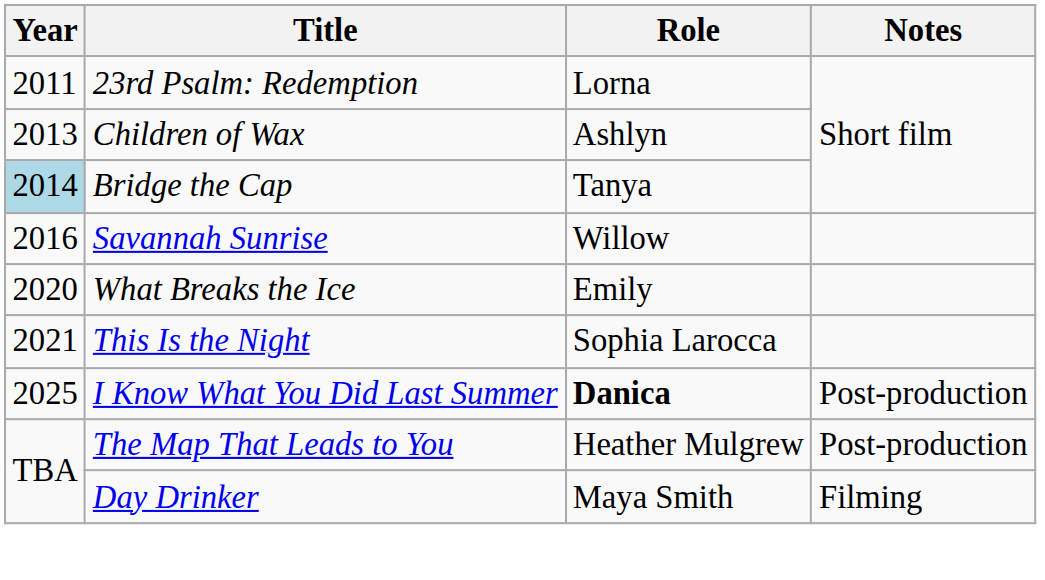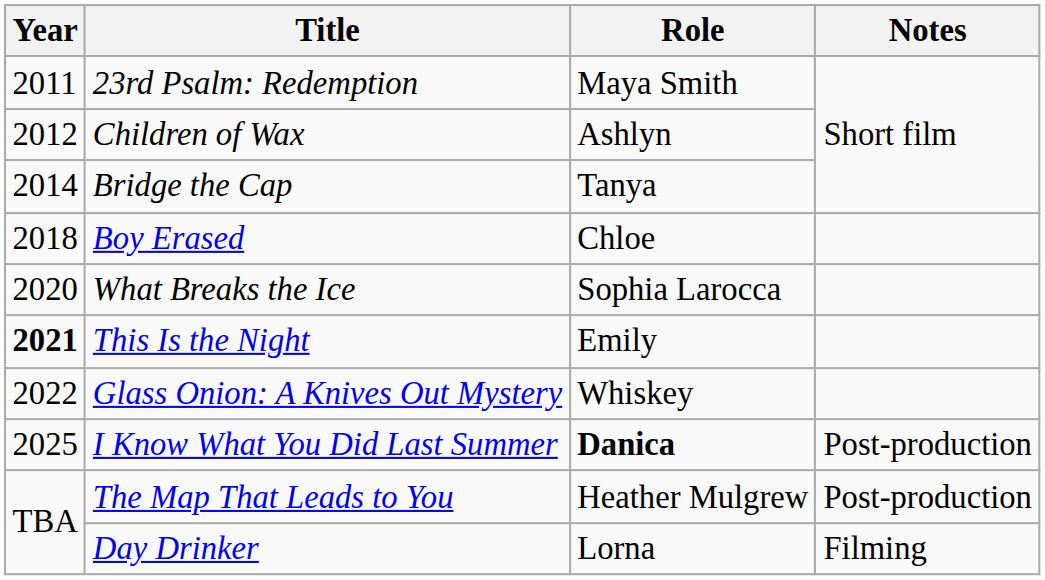(612, 82) Lorna -> (657, 82) Maya Smith
(45, 133) 2013 -> (45, 133) 2012
(45, 185) lightblue background -> (45, 185) no background
- row: (210, 237)
+ row: (169, 237)
(613, 289) Emily -> (679, 289) Sophia Larocca
(45, 340) normal -> (45, 340) bold
(675, 340) Sophia Larocca -> (617, 340) Emily
+ row: (328, 392)
(653, 496) Maya Smith -> (616, 548) Lorna
